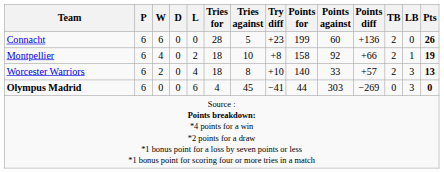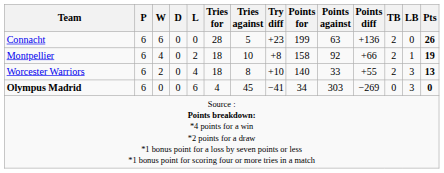(335, 39) 60 -> (335, 39) 63
(369, 71) +57 -> (369, 71) +55
(302, 87) 44 -> (302, 87) 34
